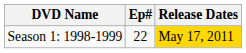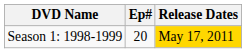(140, 36) 22 -> (140, 36) 20
